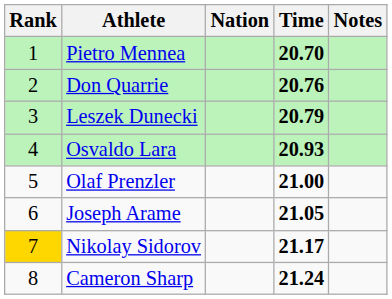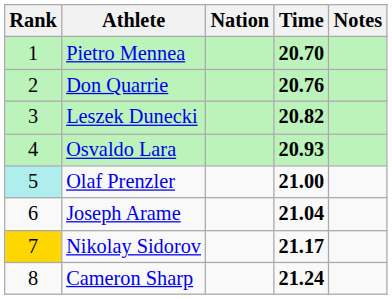(301, 117) 20.79 -> (301, 117) 20.82
(33, 181) no background -> (33, 181) paleturquoise background
(301, 213) 21.05 -> (301, 213) 21.04
